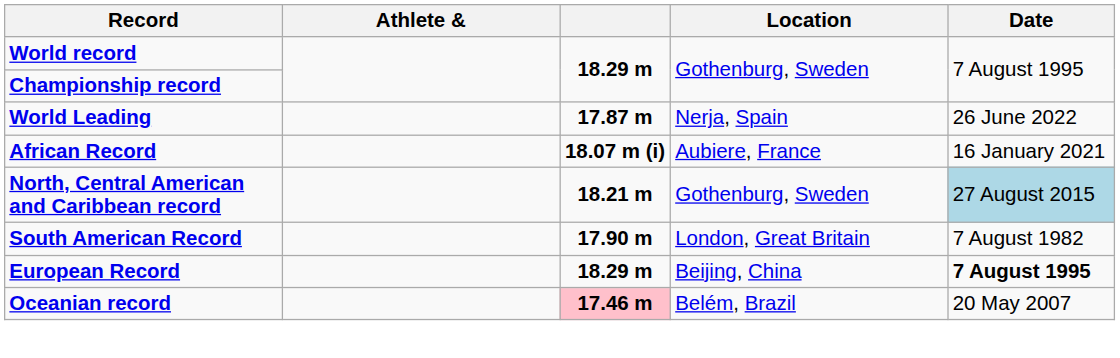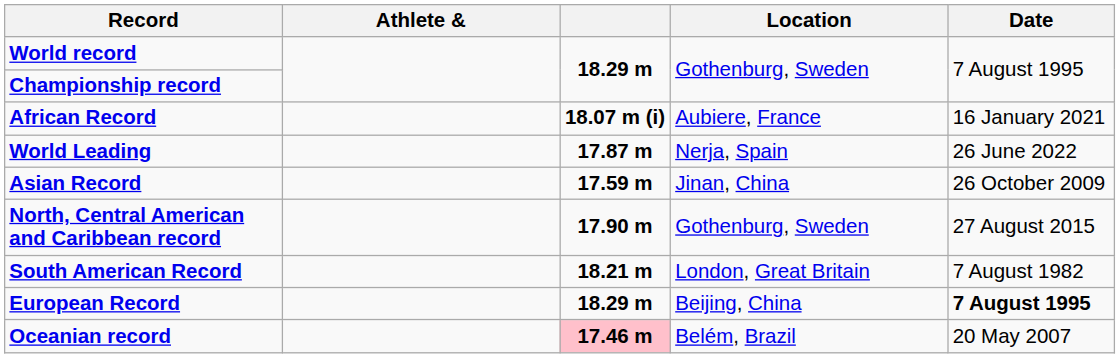rows swapped: (80, 118) <-> (83, 150)
+ row: (75, 183)
(615, 194) 18.21 m -> (615, 227) 17.90 m
(1024, 194) lightblue background -> (1024, 227) no background
(615, 238) 17.90 m -> (615, 271) 18.21 m
